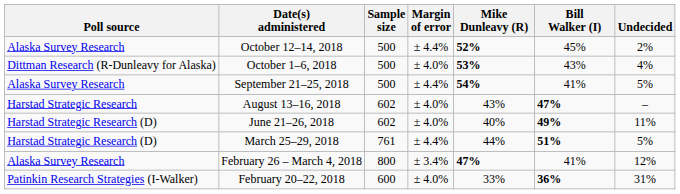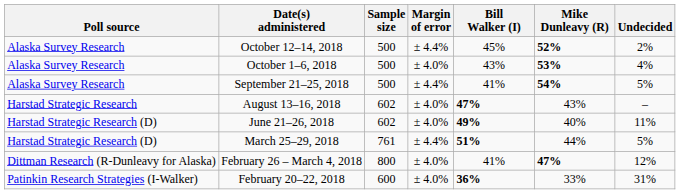columns swapped: (575, 20) <-> (494, 20)
(111, 65) Dittman Research (R-Dunleavy for Alaska) -> (66, 65) Alaska Survey Research
(66, 160) Alaska Survey Research -> (111, 160) Dittman Research (R-Dunleavy for Alaska)
(431, 160) ± 3.4% -> (431, 160) ± 4.0%
